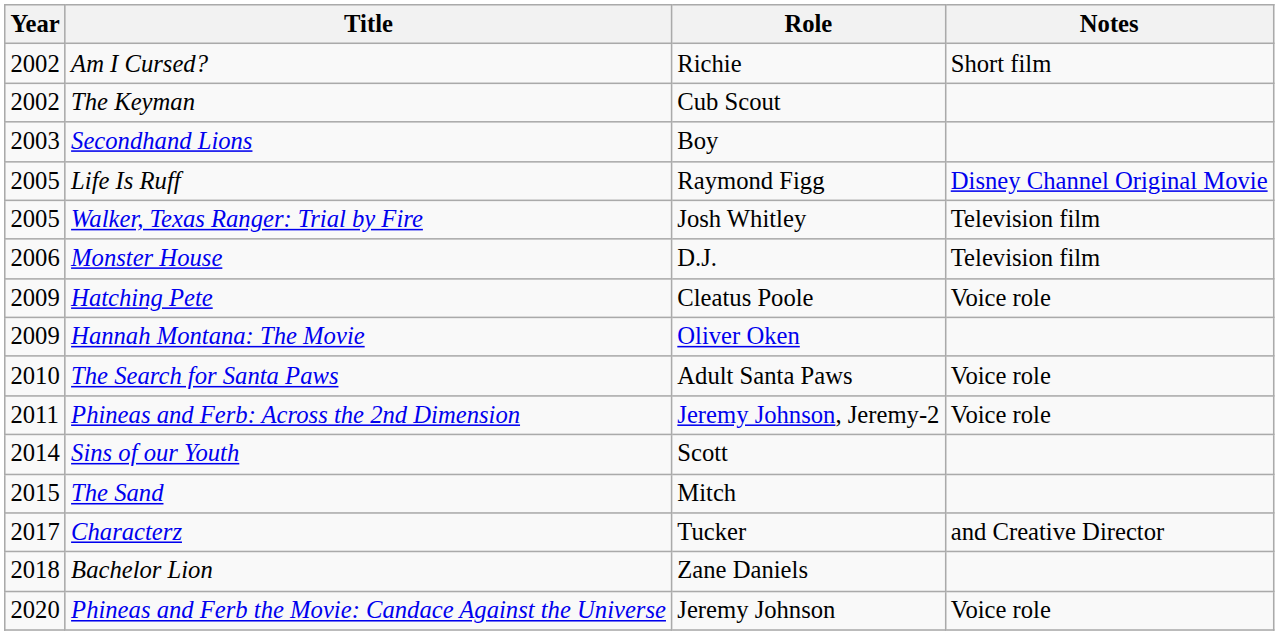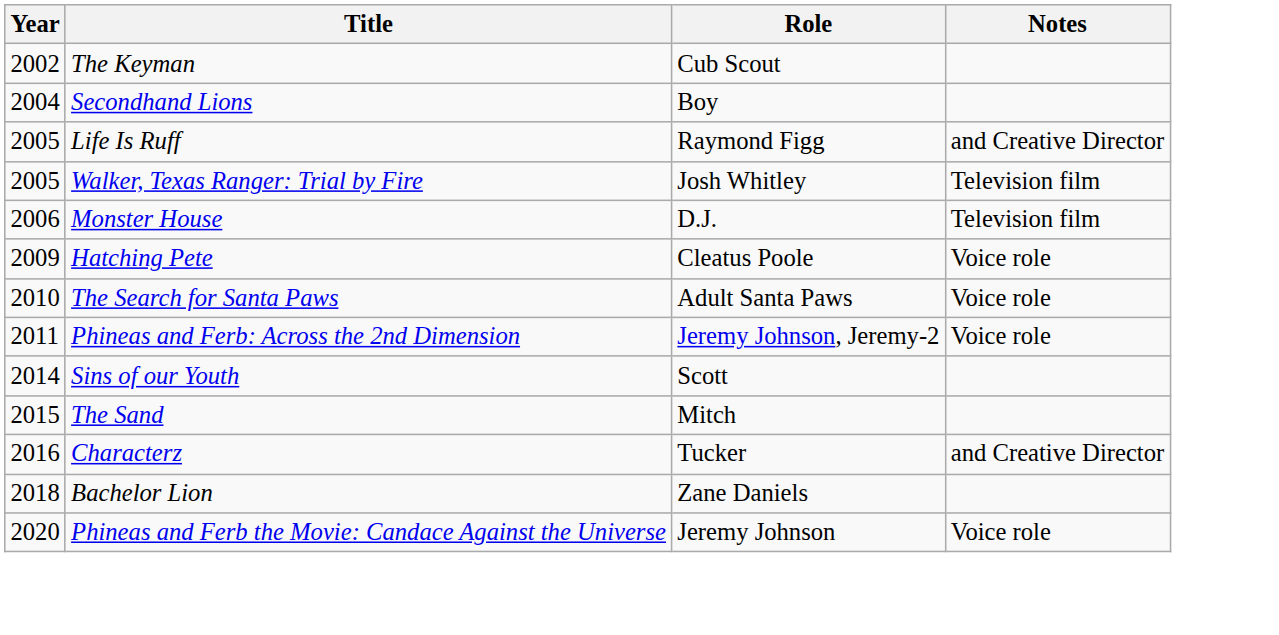- row: (140, 63)
(35, 141) 2003 -> (35, 102) 2004
(1109, 180) Disney Channel Original Movie -> (1057, 141) and Creative Director
- row: (218, 336)
(35, 532) 2017 -> (35, 453) 2016
